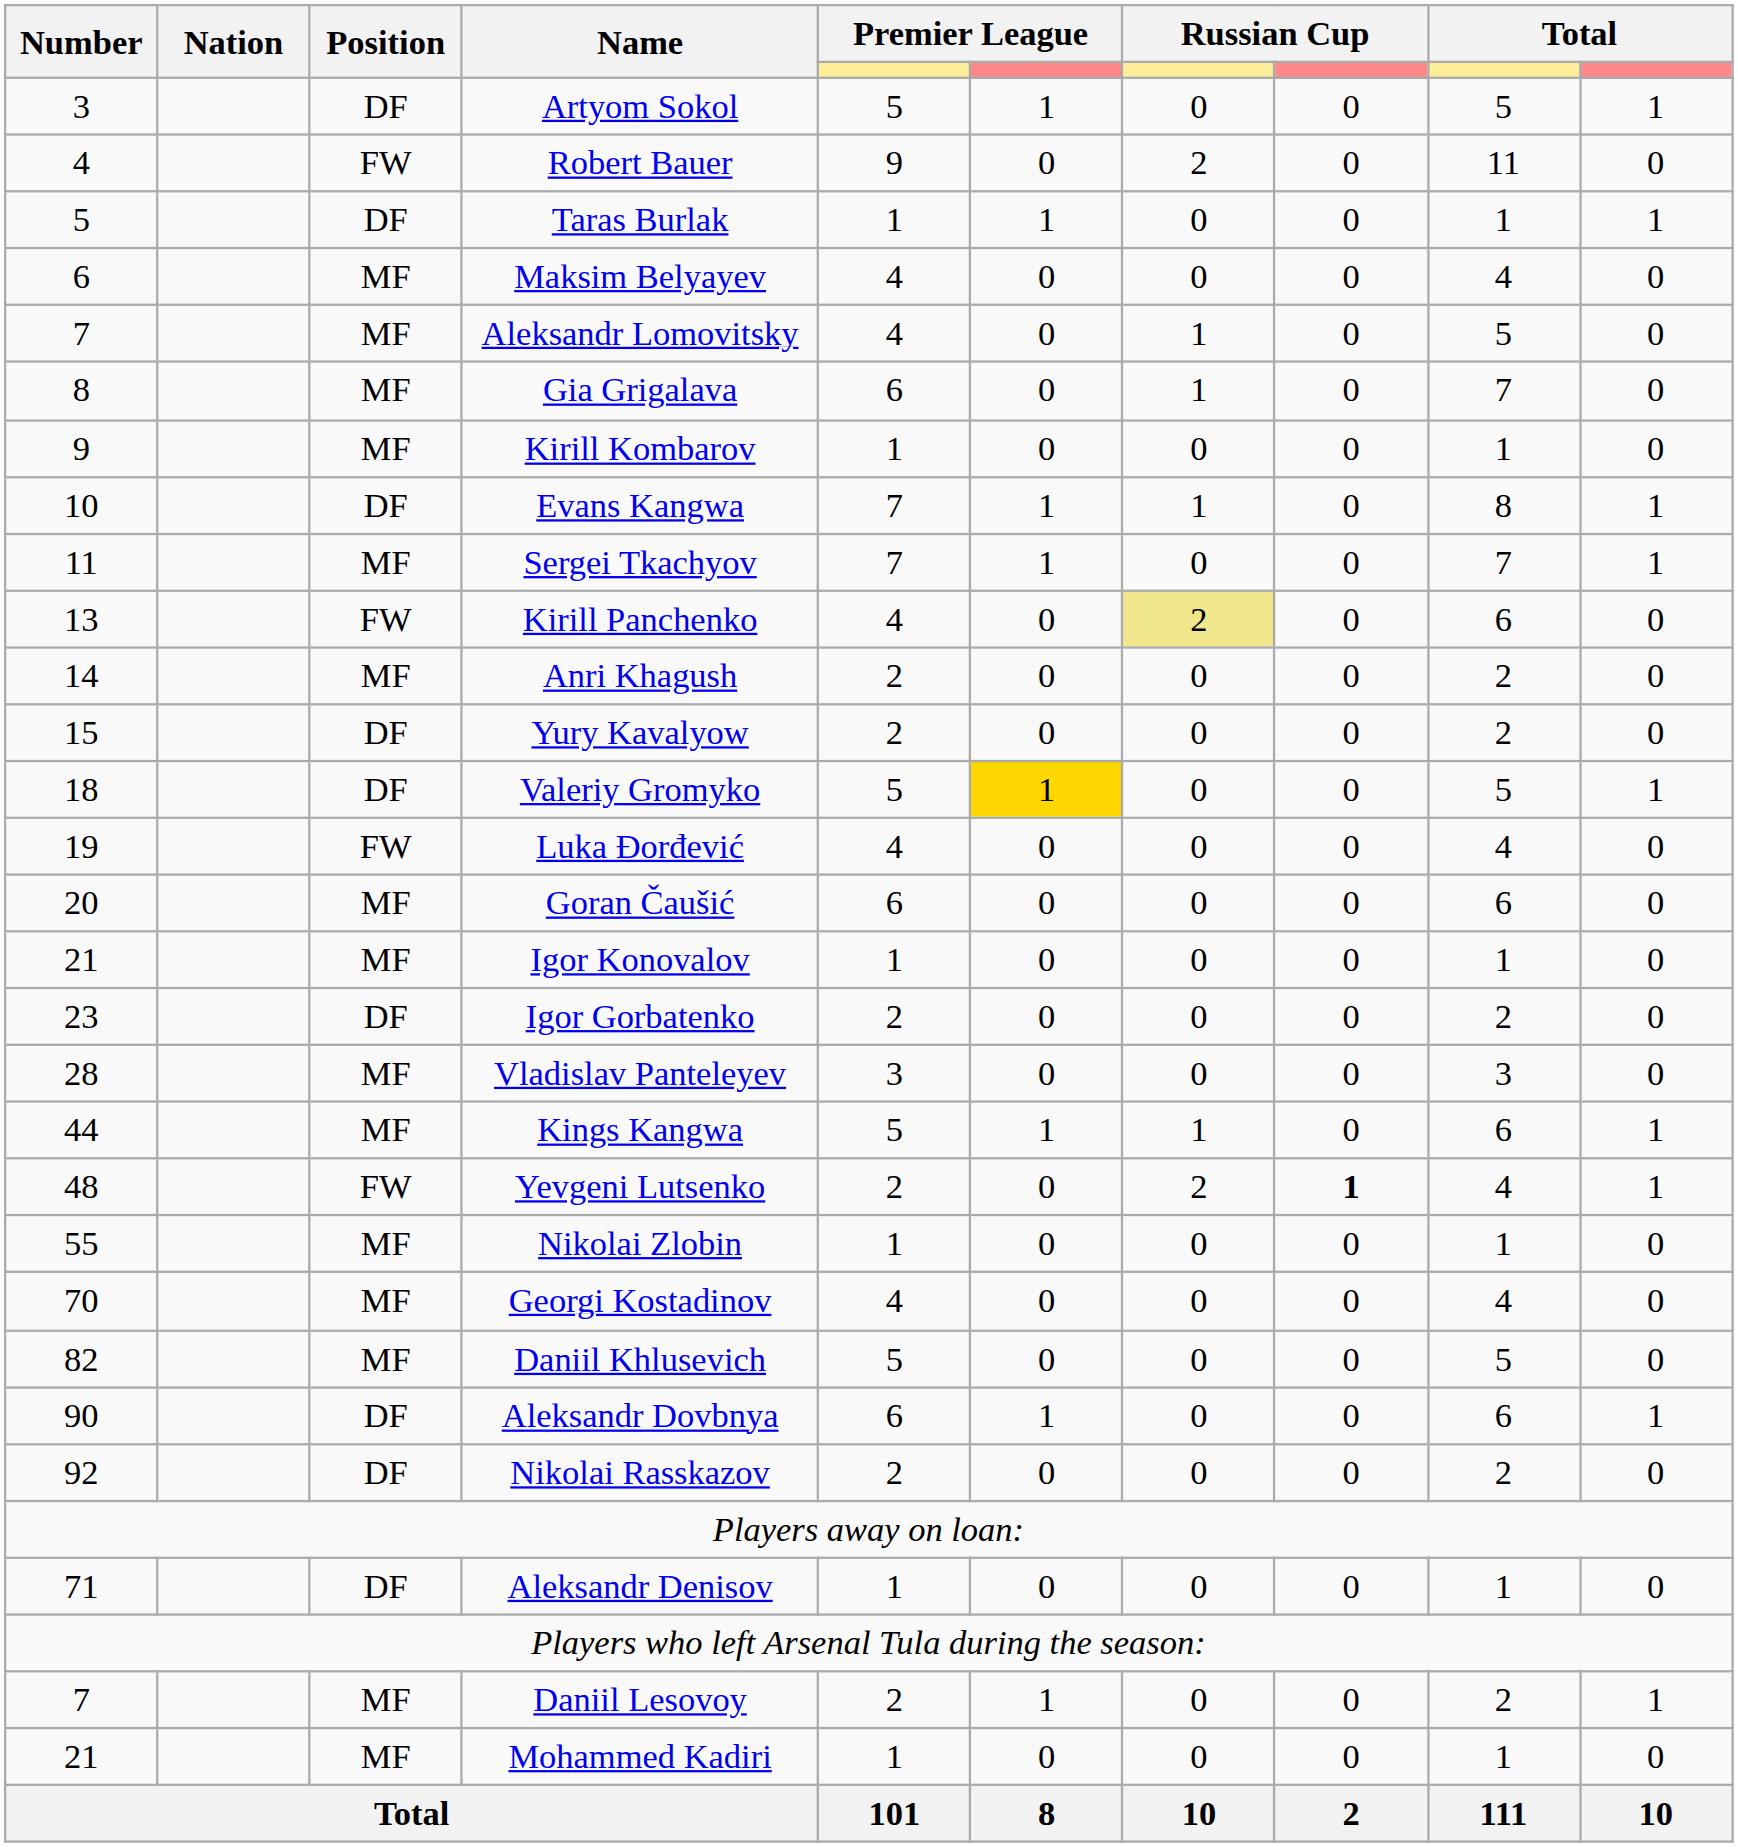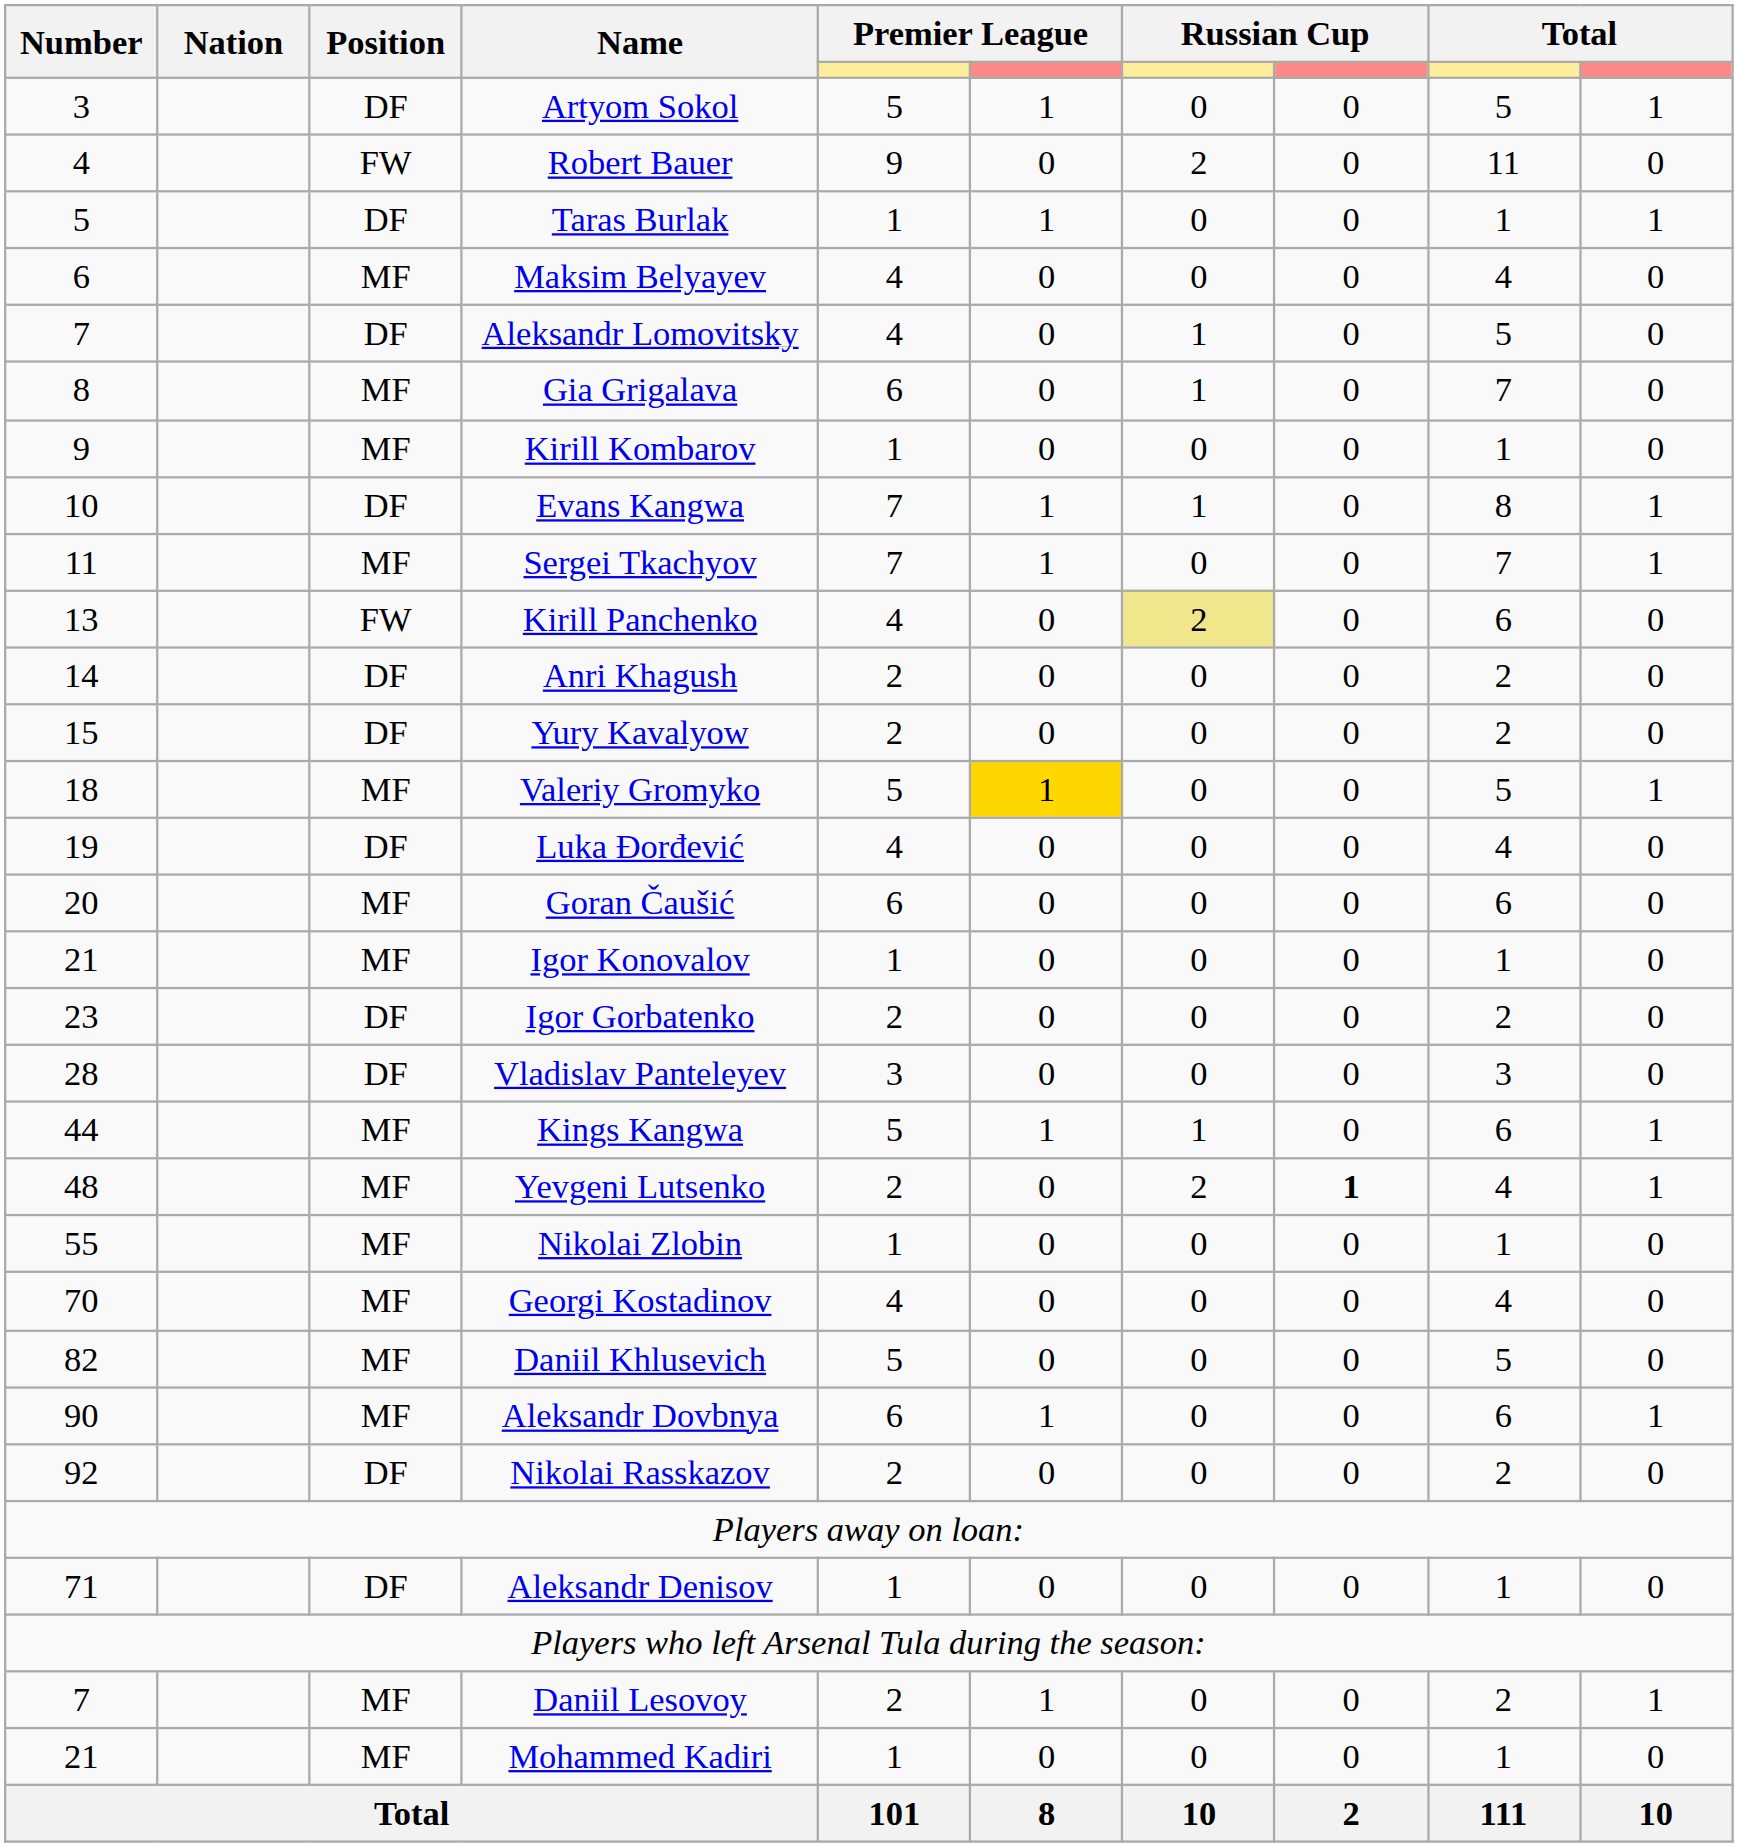(386, 333) MF -> (386, 333) DF
(386, 674) MF -> (386, 674) DF
(386, 788) DF -> (386, 788) MF
(386, 845) FW -> (386, 845) DF
(386, 1073) MF -> (386, 1073) DF
(386, 1187) FW -> (386, 1187) MF
(386, 1414) DF -> (386, 1414) MF
